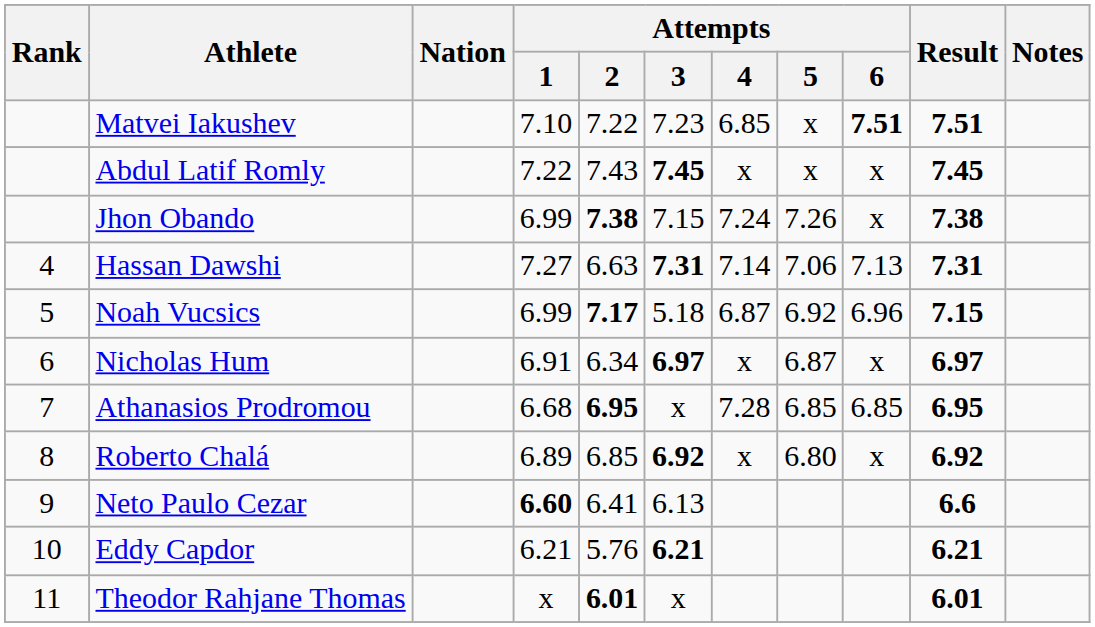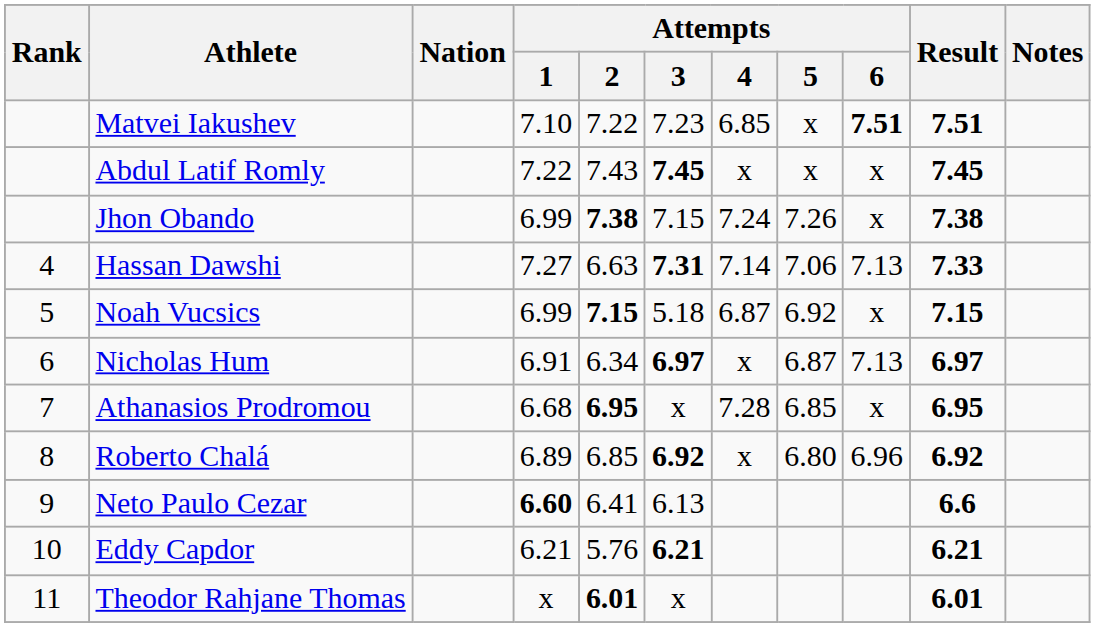(957, 265) 7.31 -> (957, 265) 7.33
(612, 312) 7.17 -> (612, 312) 7.15
(877, 312) 6.96 -> (877, 312) x
(877, 360) x -> (877, 360) 7.13
(877, 407) 6.85 -> (877, 407) x
(877, 455) x -> (877, 455) 6.96
